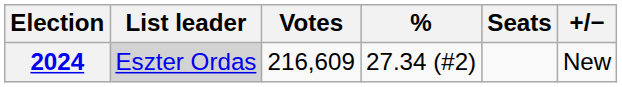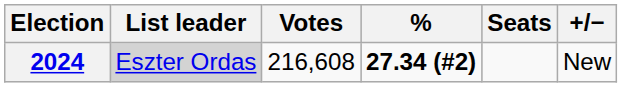(311, 61) 216,609 -> (311, 61) 216,608
(421, 61) normal -> (421, 61) bold
